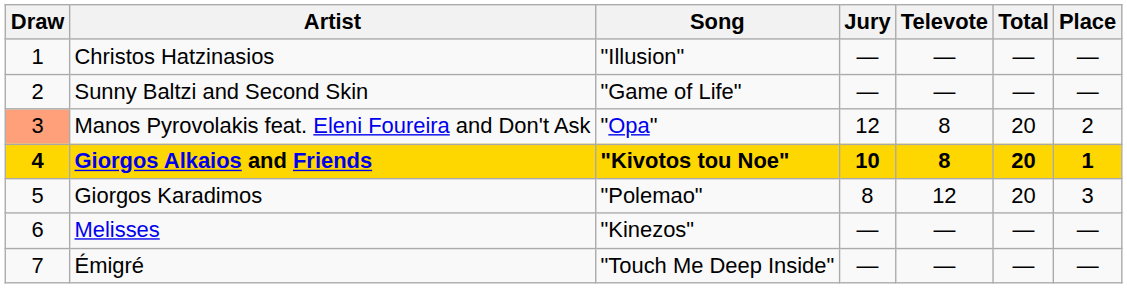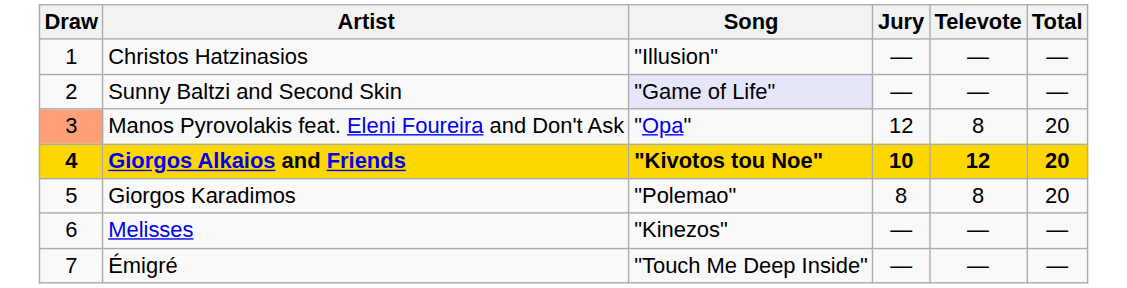- column: (1088, 21)
(671, 91) no background -> (705, 91) lavender background
(944, 160) 8 -> (978, 160) 12
(944, 195) 12 -> (978, 195) 8
